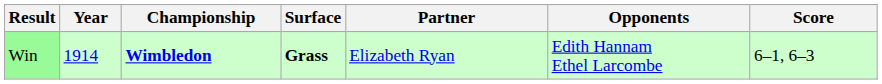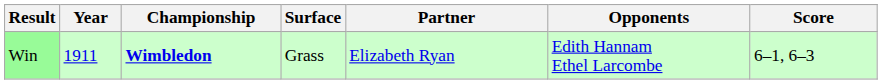(81, 55) 1914 -> (80, 55) 1911
(306, 55) bold -> (304, 55) normal
